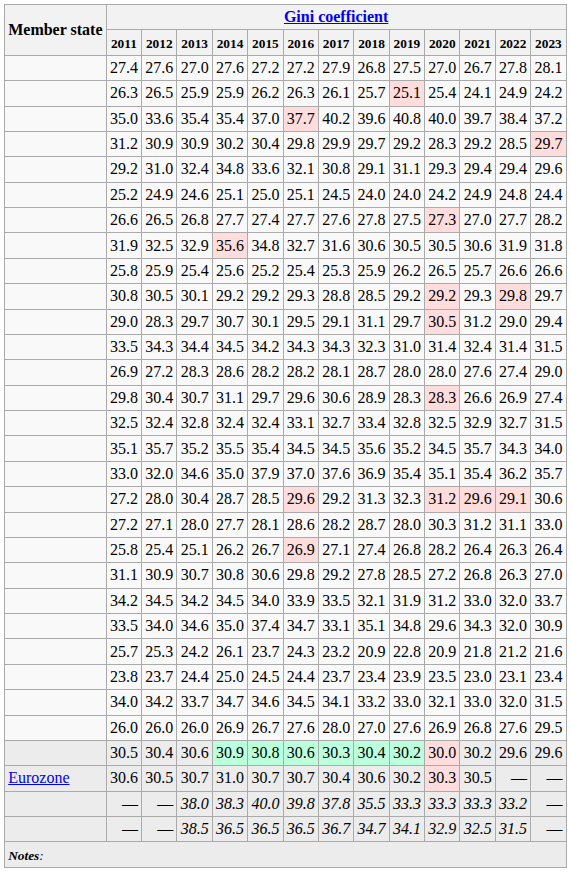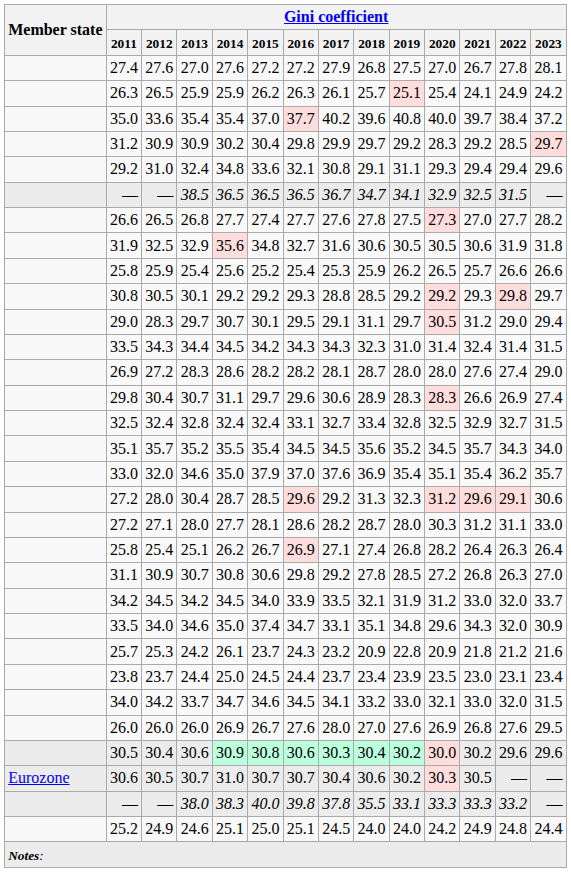rows swapped: (124, 194) <-> (130, 829)
(407, 803) 33.3 -> (407, 803) 33.1
